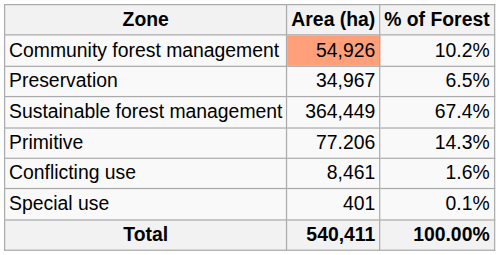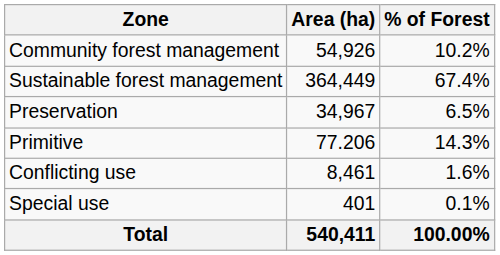(346, 50) lightsalmon background -> (346, 50) no background
rows swapped: (146, 111) <-> (63, 81)
